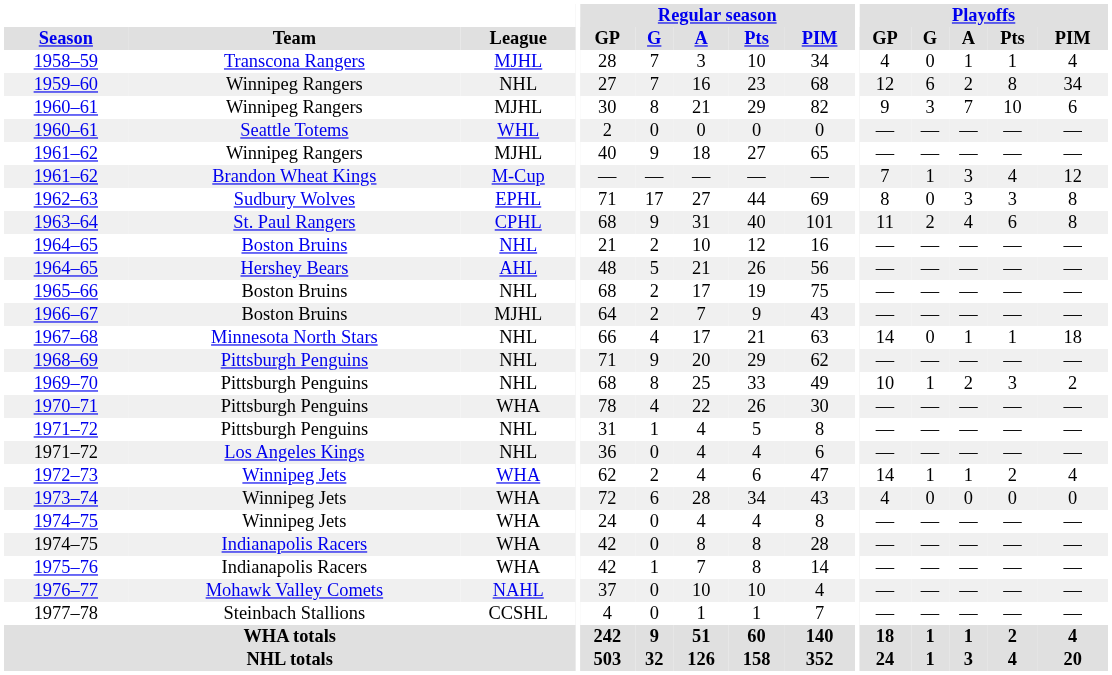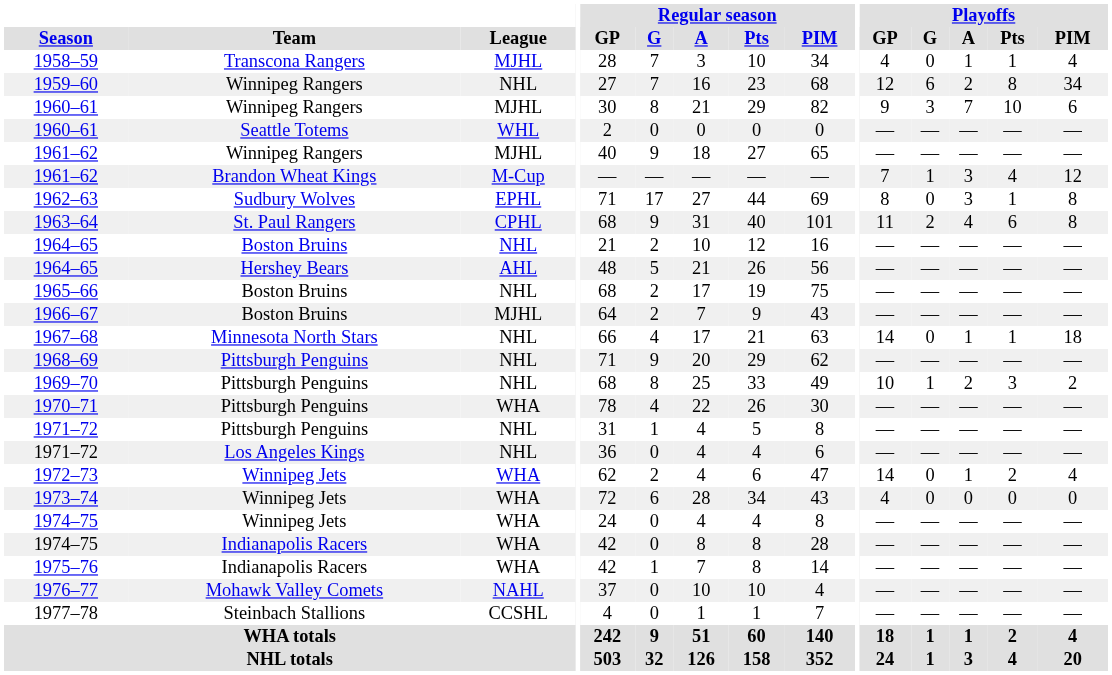(1012, 199) 3 -> (1012, 199) 1
(930, 475) 1 -> (930, 475) 0
